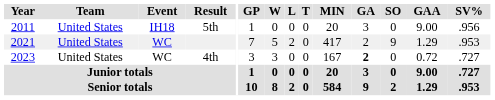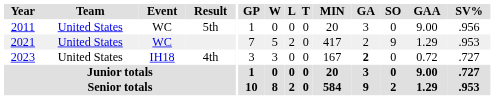(162, 26) IH18 -> (162, 26) WC
(162, 57) WC -> (162, 57) IH18
